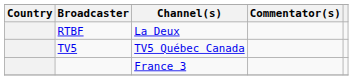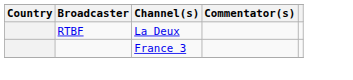- row: (67, 48)
